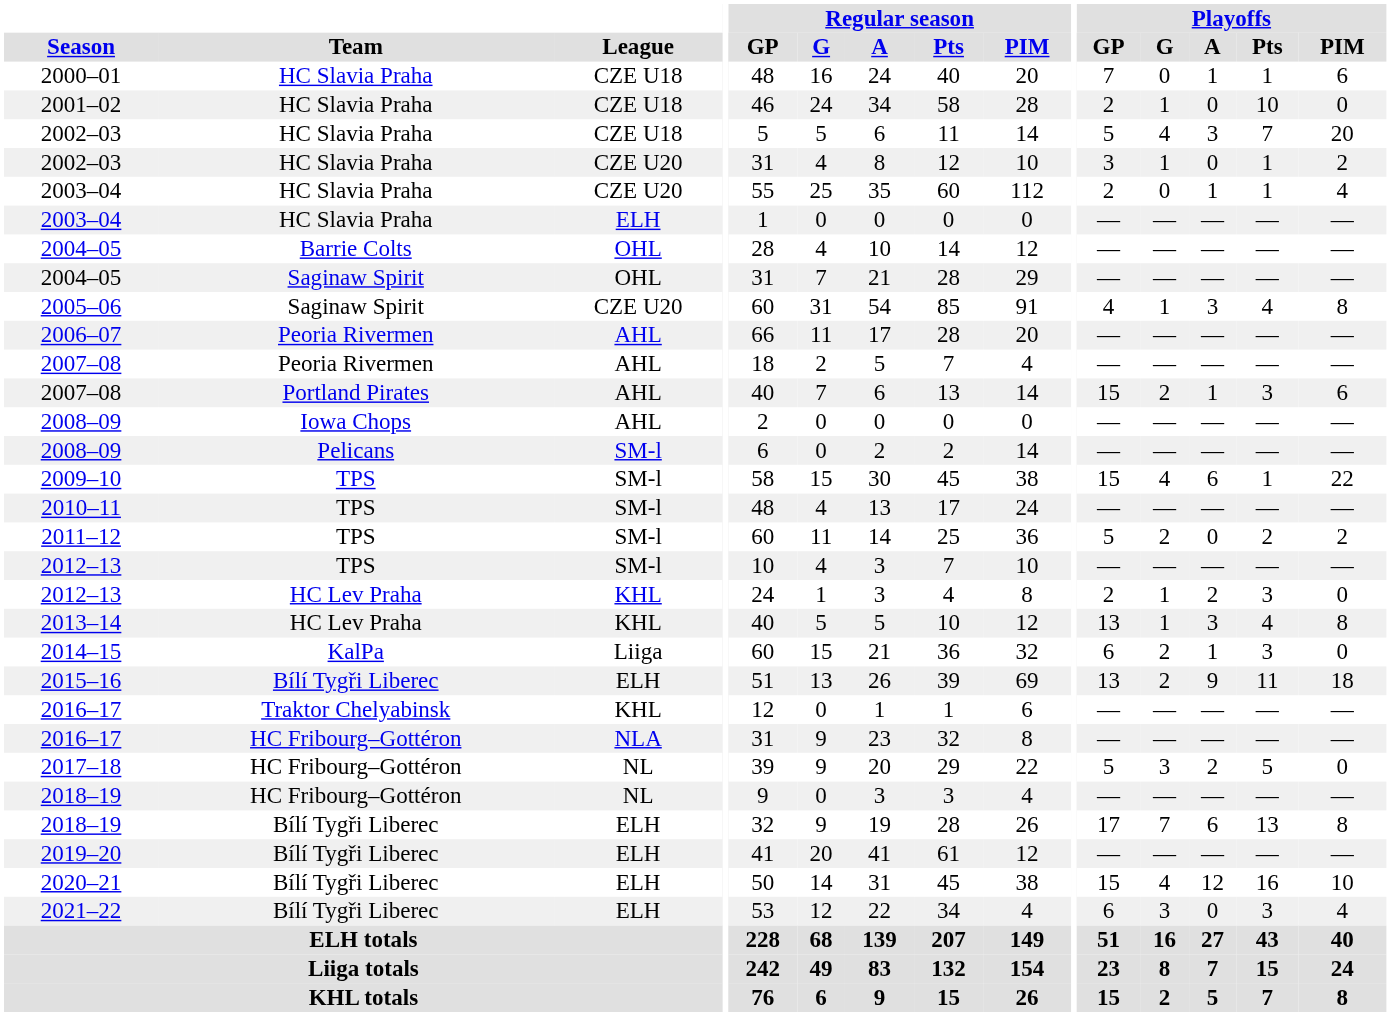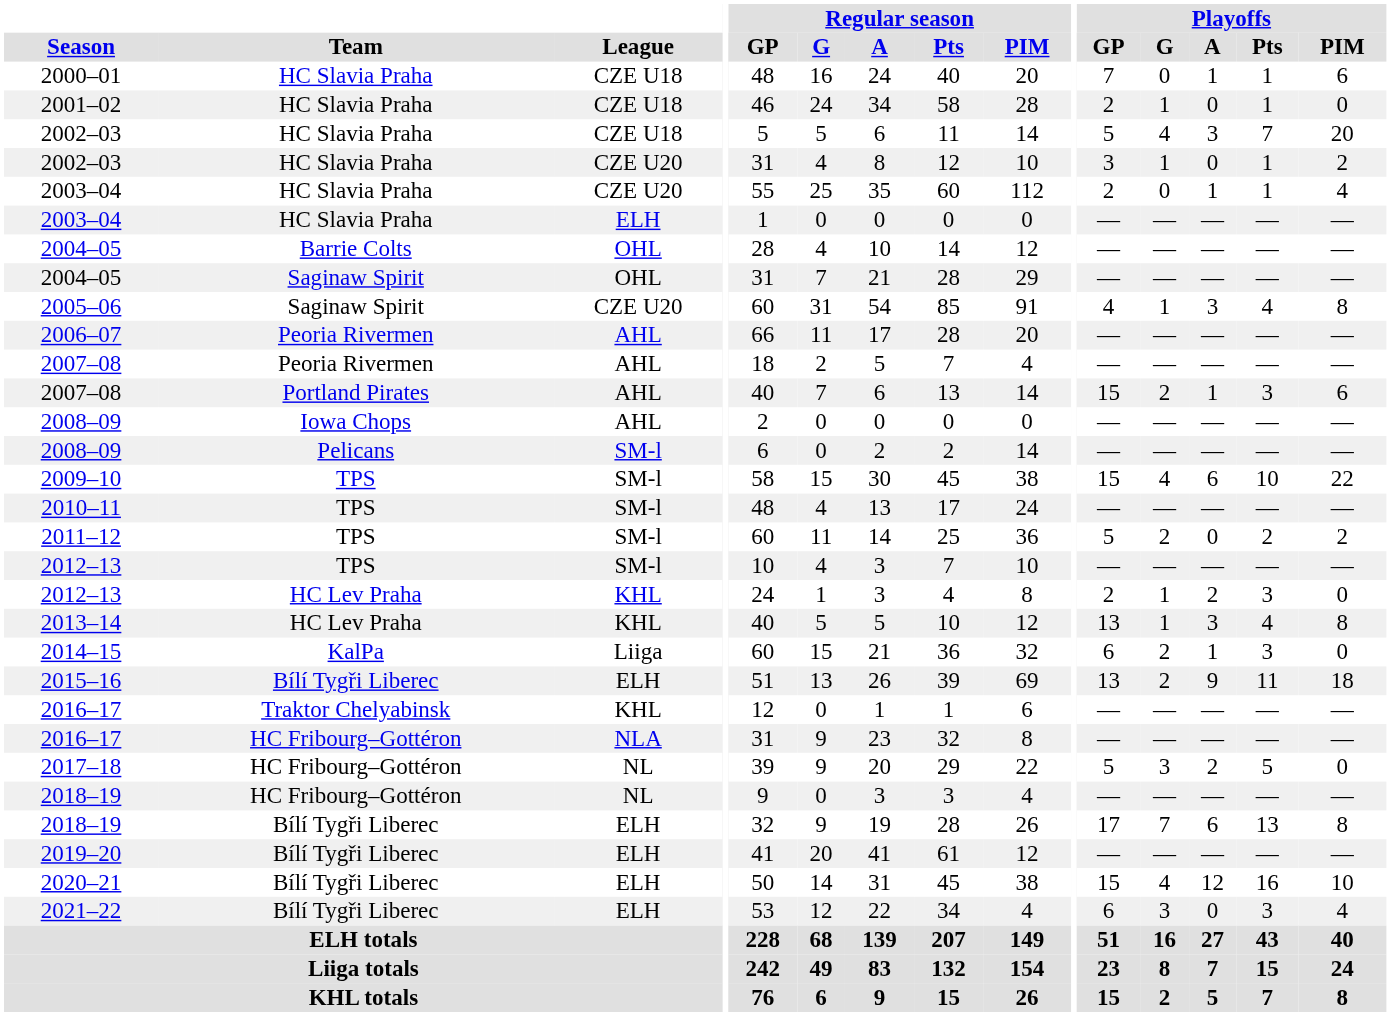(1267, 104) 10 -> (1267, 104) 1
(1267, 478) 1 -> (1267, 478) 10
